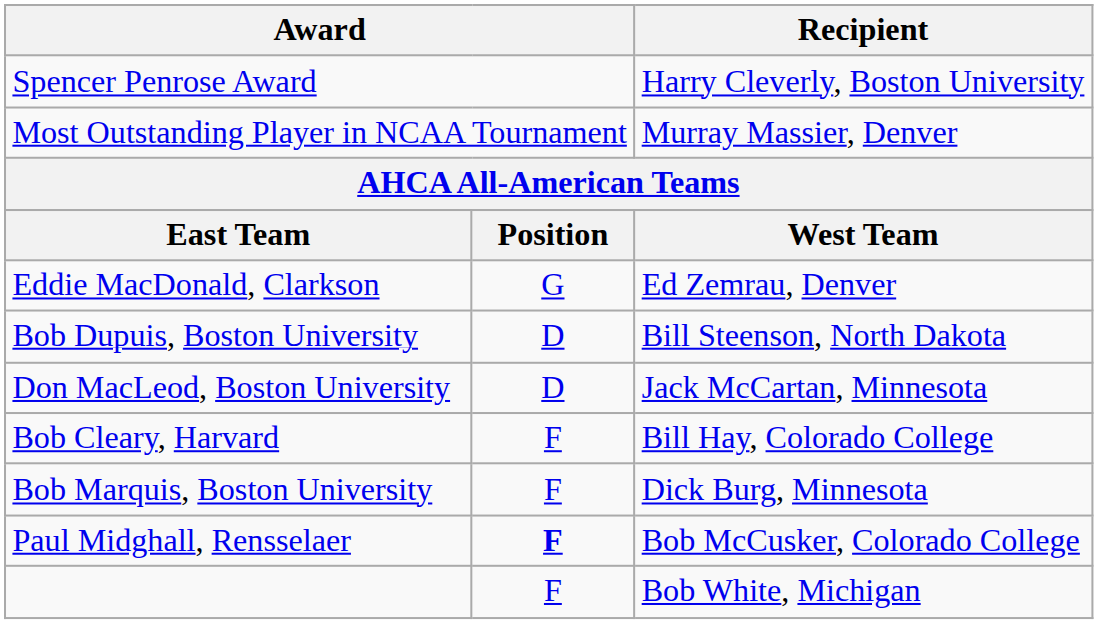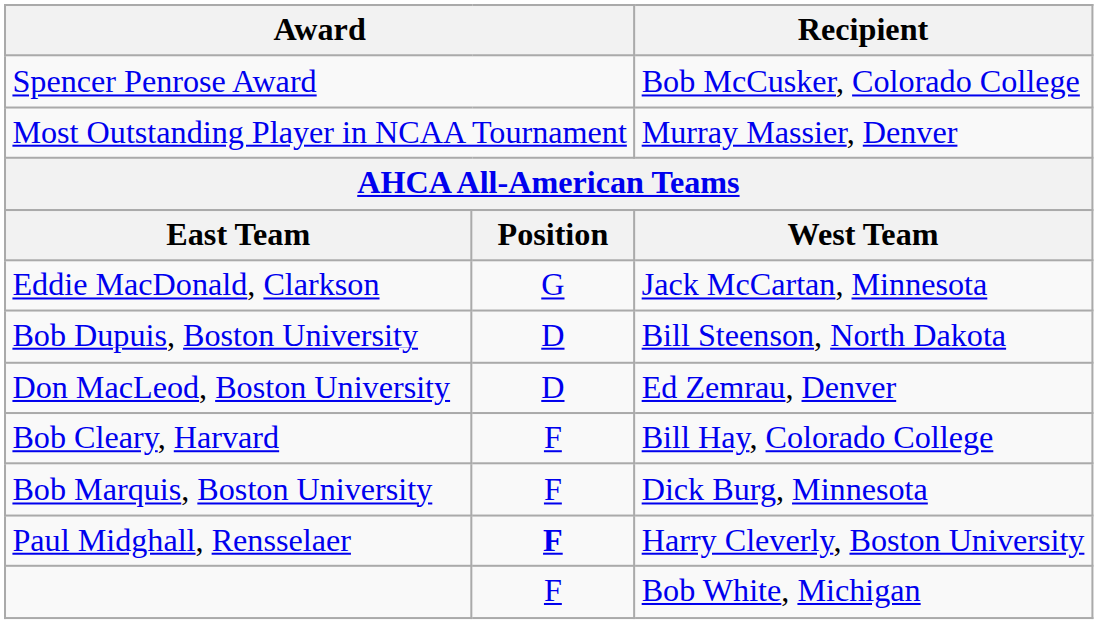(863, 81) Harry Cleverly, Boston University -> (861, 81) Bob McCusker, Colorado College
(769, 285) Ed Zemrau, Denver -> (814, 285) Jack McCartan, Minnesota
(814, 387) Jack McCartan, Minnesota -> (769, 387) Ed Zemrau, Denver
(861, 540) Bob McCusker, Colorado College -> (863, 540) Harry Cleverly, Boston University
